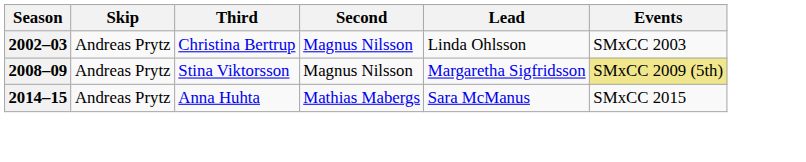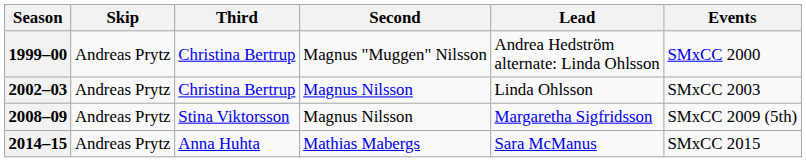+ row: (38, 53)
(658, 71) khaki background -> (732, 116) no background
